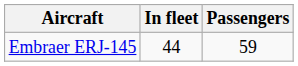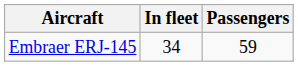(171, 46) 44 -> (171, 46) 34
